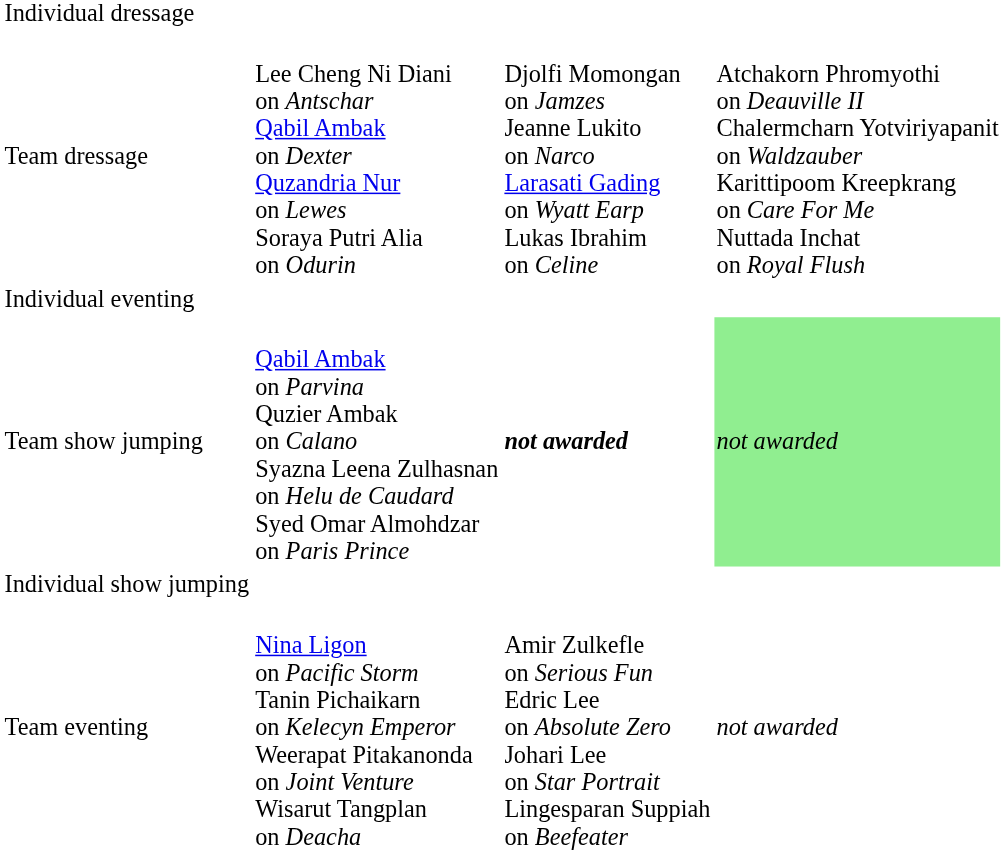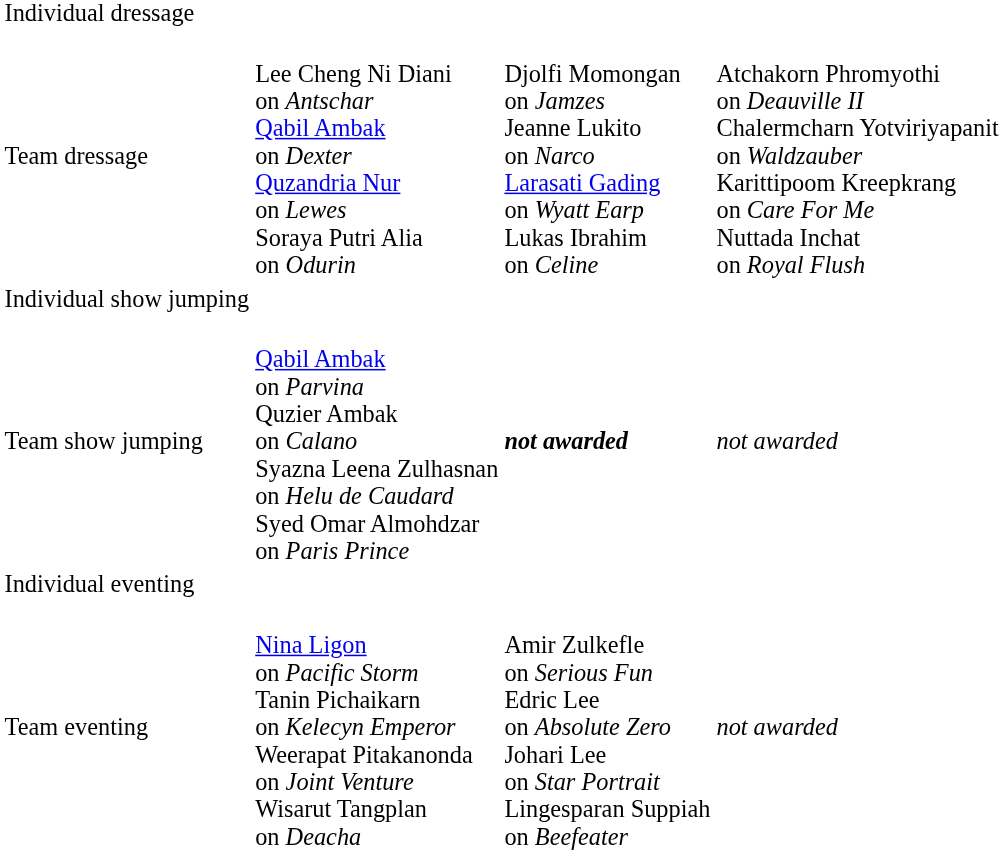rows swapped: (127, 584) <-> (99, 298)
(777, 441) lightgreen background -> (777, 441) no background
